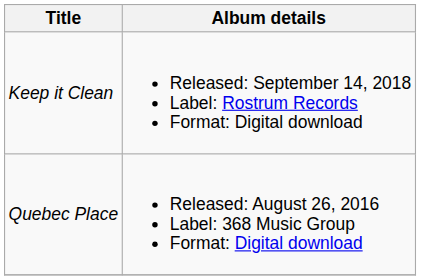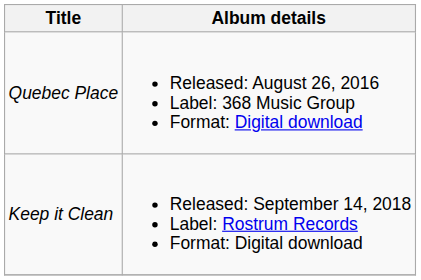rows swapped: (63, 214) <-> (61, 92)
